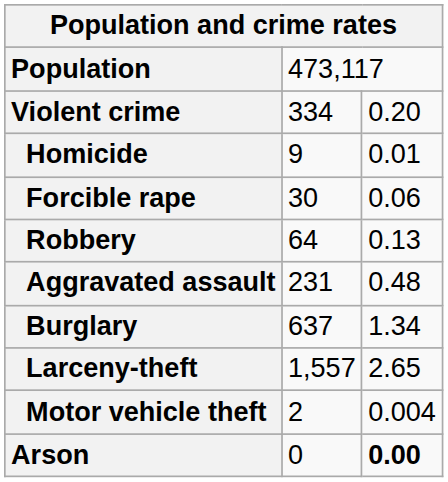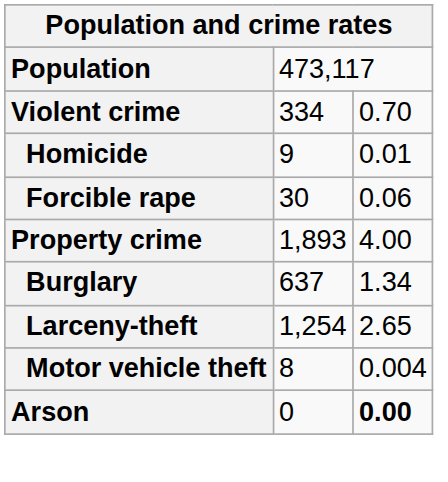(394, 111) 0.20 -> (385, 111) 0.70
- row: (73, 240)
- row: (143, 283)
+ row: (107, 240)
(322, 369) 1,557 -> (313, 326) 1,254
(296, 411) 2 -> (286, 369) 8
